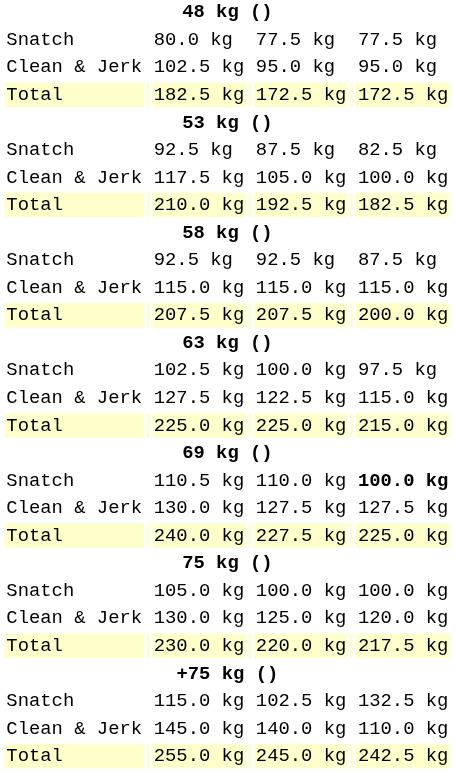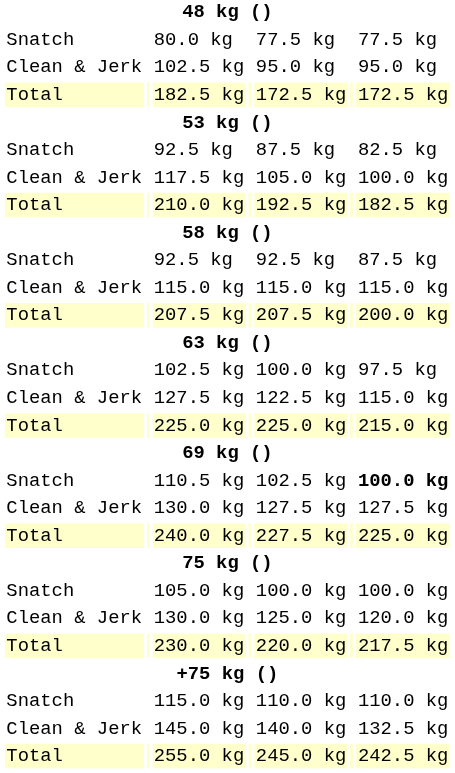(301, 481) 110.0 kg -> (301, 481) 102.5 kg
(301, 701) 102.5 kg -> (301, 701) 110.0 kg
(403, 701) 132.5 kg -> (403, 701) 110.0 kg
(403, 729) 110.0 kg -> (403, 729) 132.5 kg
